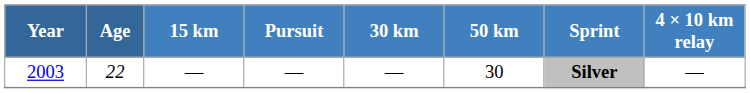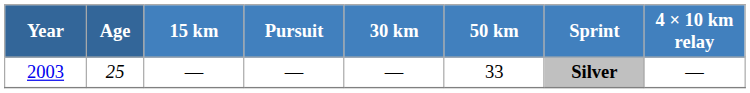(115, 72) 22 -> (115, 72) 25
(494, 72) 30 -> (494, 72) 33
